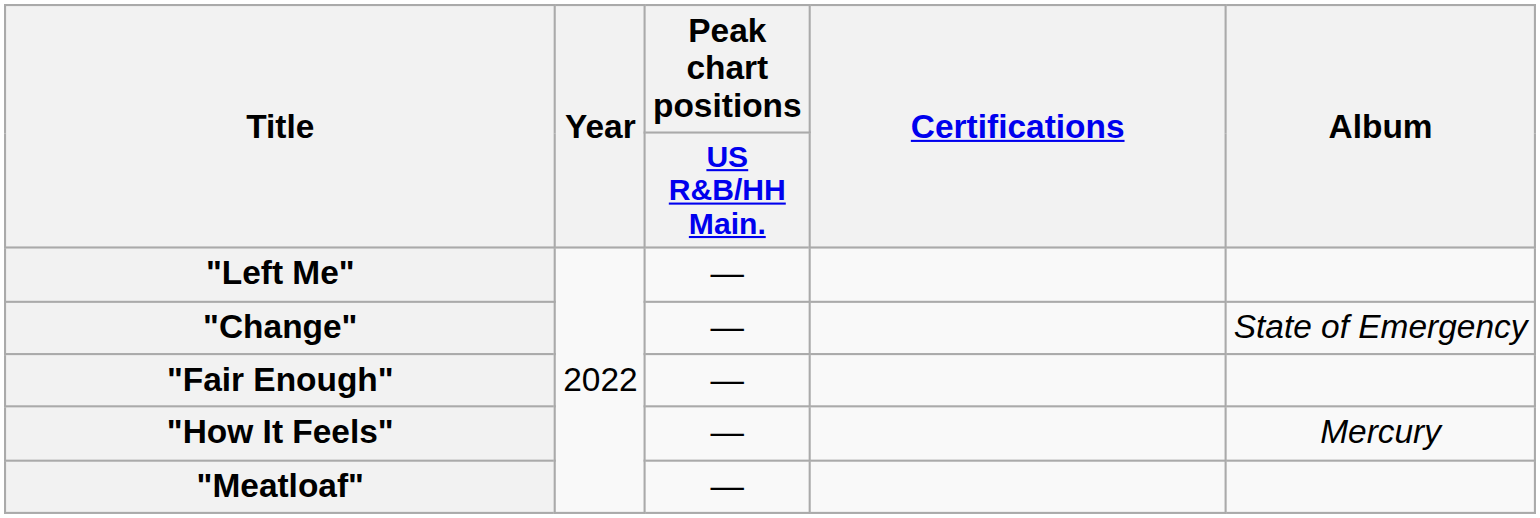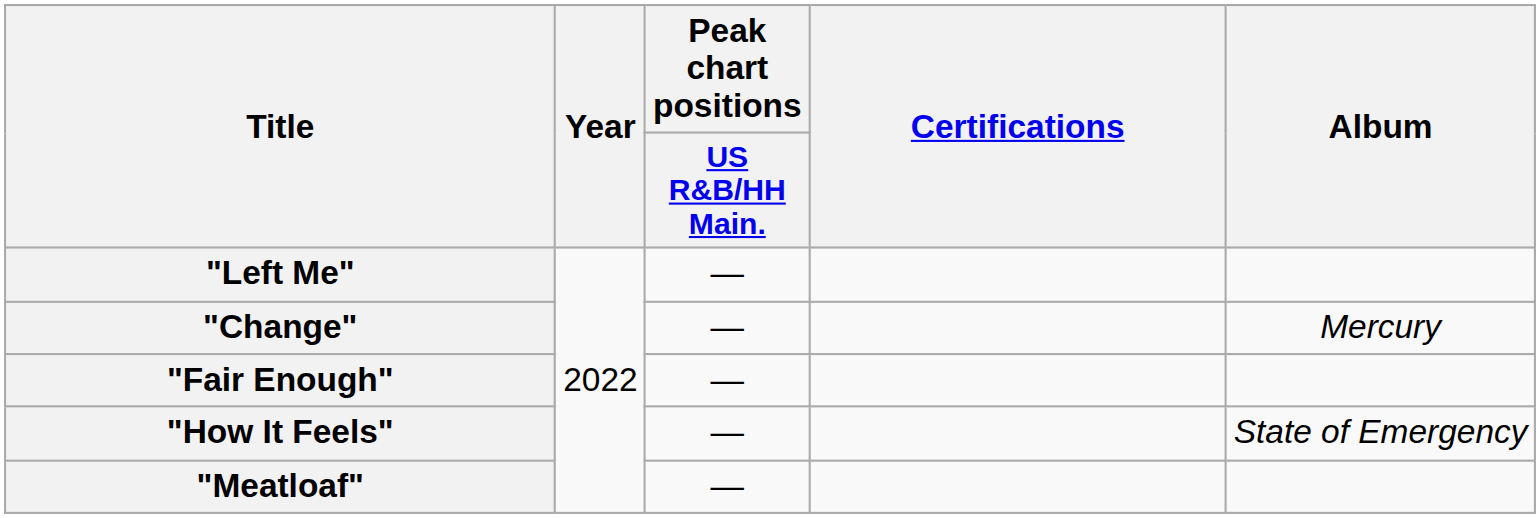(1381, 326) State of Emergency -> (1381, 326) Mercury
(1381, 432) Mercury -> (1381, 432) State of Emergency
